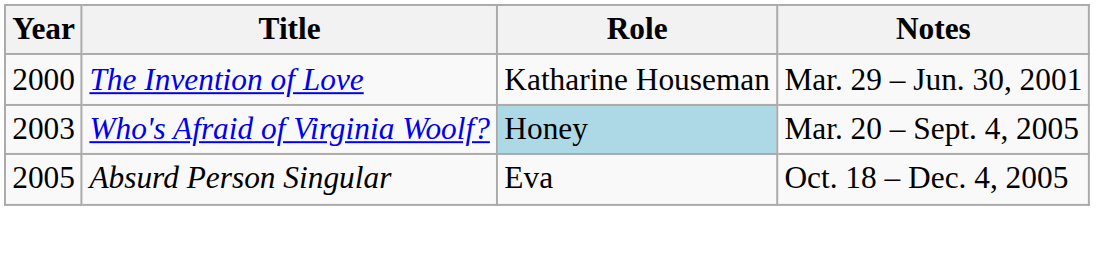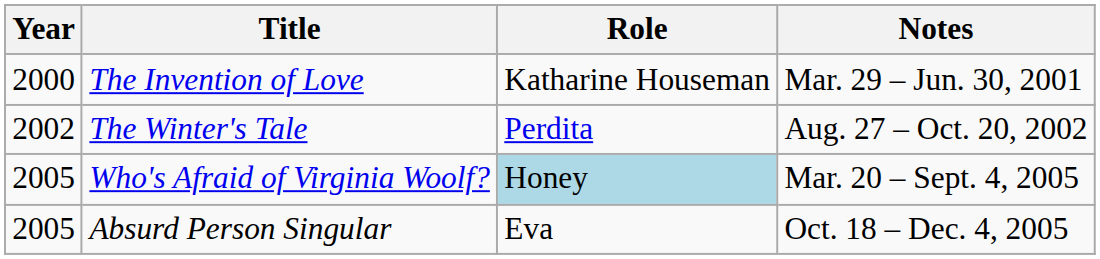+ row: (198, 128)
(44, 128) 2003 -> (44, 178) 2005
